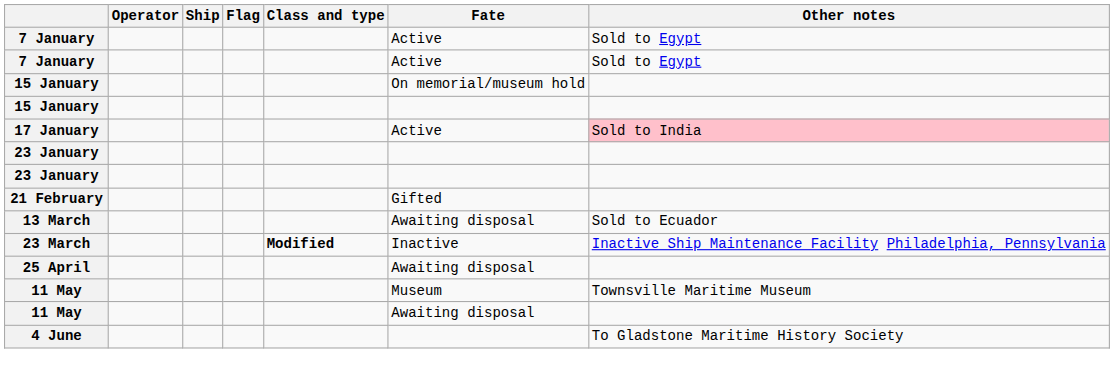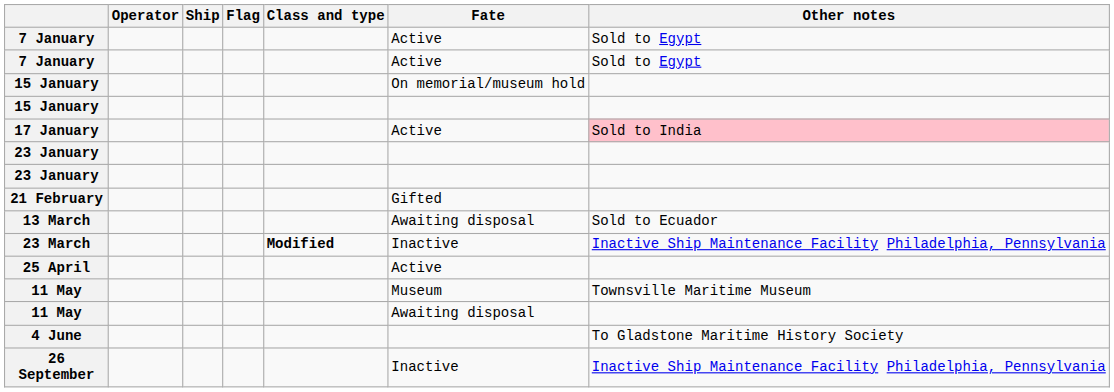(463, 268) Awaiting disposal -> (417, 268) Active
+ row: (56, 367)
